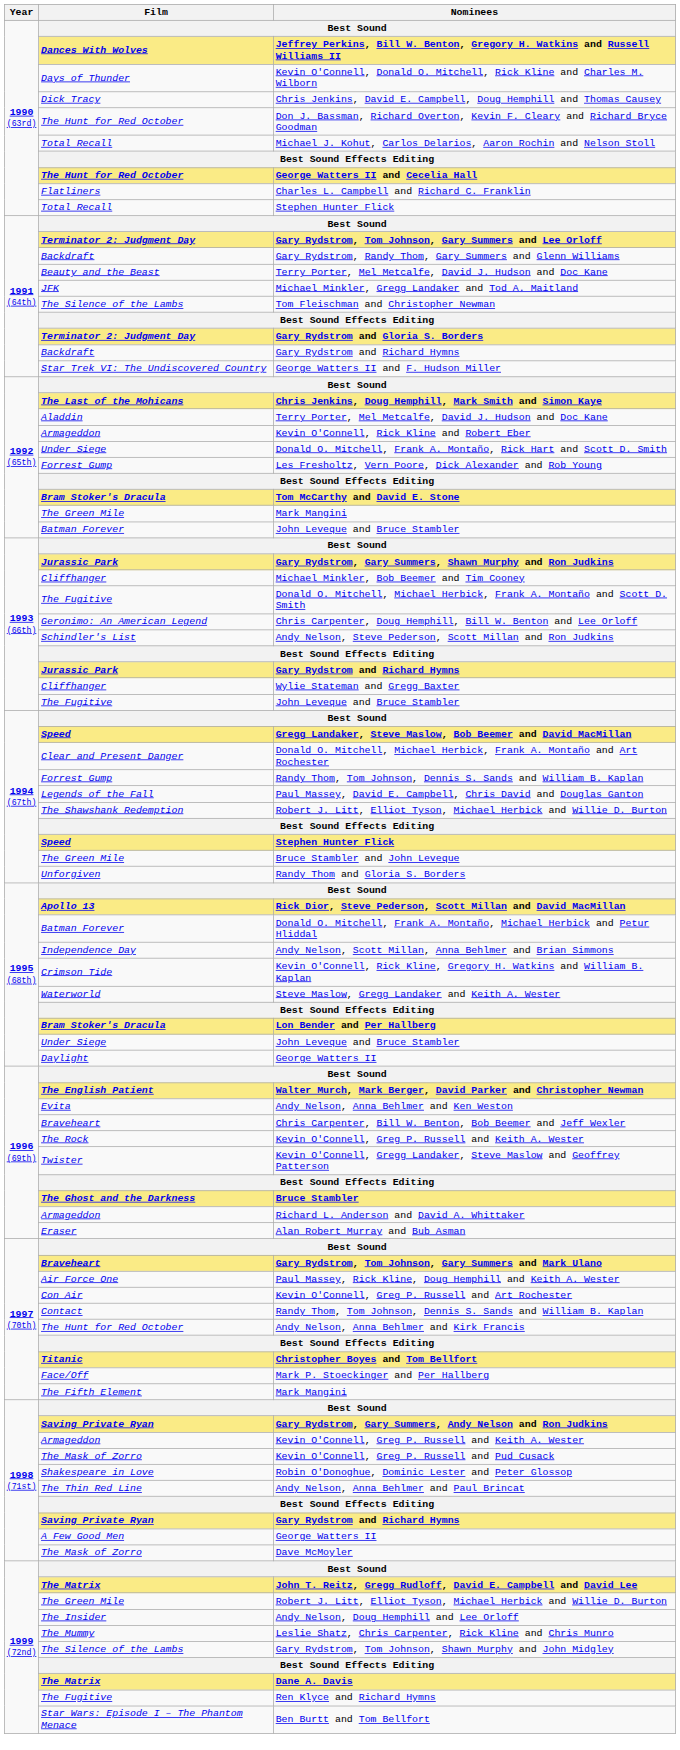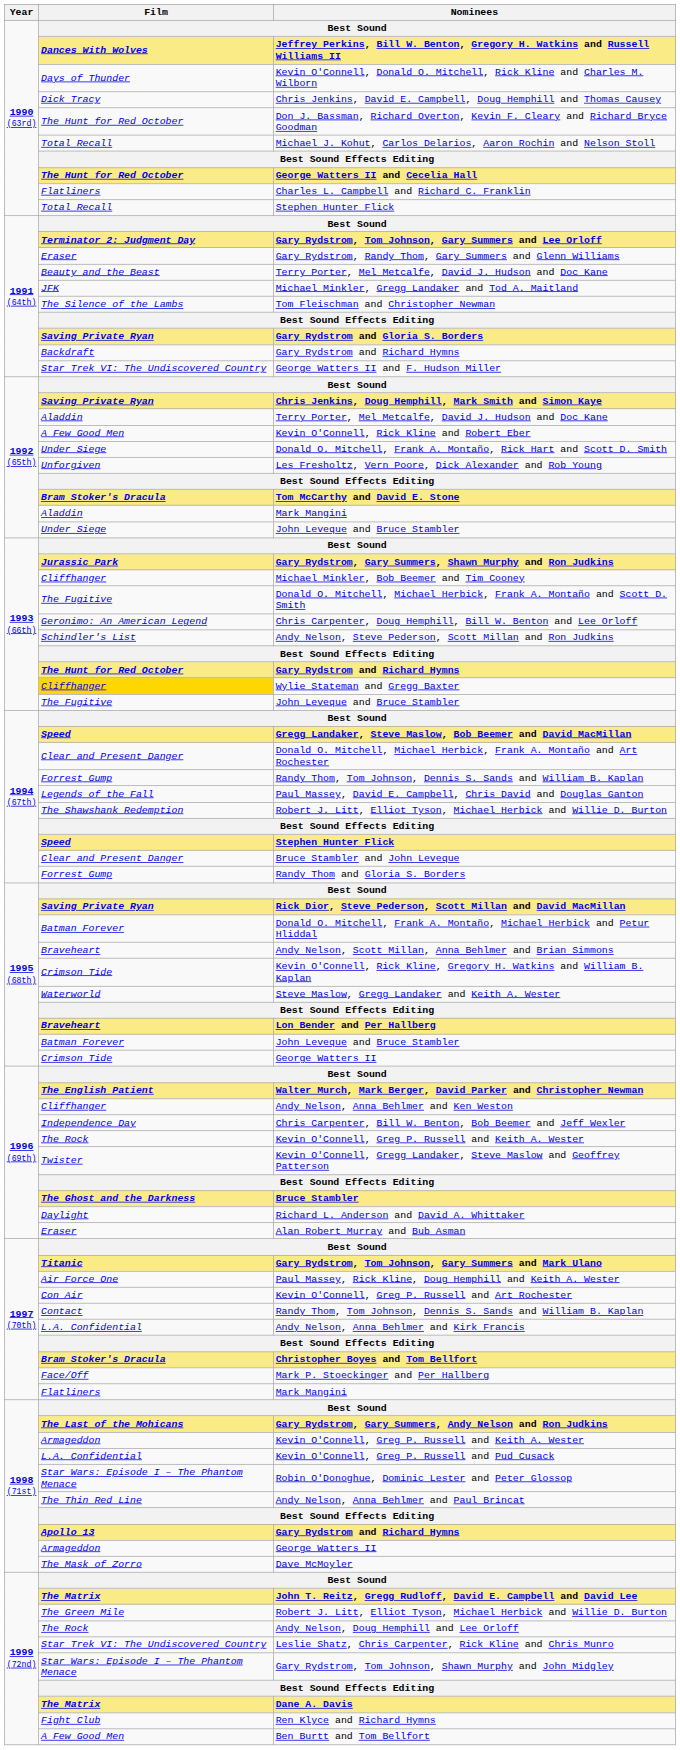(68, 256) Backdraft -> (59, 256) Eraser
(118, 336) Terminator 2: Judgment Day -> (97, 336) Saving Private Ryan
(112, 401) The Last of the Mohicans -> (97, 401) Saving Private Ryan
(71, 433) Armageddon -> (83, 433) A Few Good Men
(77, 465) Forrest Gump -> (71, 465) Unforgiven
(83, 514) The Green Mile -> (62, 514) Aladdin
(83, 530) Batman Forever -> (74, 530) Under Siege
(80, 670) Jurassic Park -> (112, 670) The Hunt for Red October
(74, 686) no background -> (74, 686) gold background
(83, 858) The Green Mile -> (112, 858) Clear and Present Danger
(71, 875) Unforgiven -> (77, 875) Forrest Gump
(68, 907) Apollo 13 -> (97, 907) Saving Private Ryan
(89, 950) Independence Day -> (71, 950) Braveheart
(103, 1026) Bram Stoker's Dracula -> (71, 1026) Braveheart
(74, 1042) Under Siege -> (83, 1042) Batman Forever
(65, 1058) Daylight -> (77, 1058) Crimson Tide
(56, 1107) Evita -> (74, 1107) Cliffhanger
(71, 1123) Braveheart -> (89, 1123) Independence Day
(71, 1215) Armageddon -> (65, 1215) Daylight
(71, 1263) Braveheart -> (62, 1263) Titanic
(112, 1327) The Hunt for Red October -> (91, 1327) L.A. Confidential
(62, 1360) Titanic -> (103, 1360) Bram Stoker's Dracula
(91, 1392) The Fifth Element -> (71, 1392) Flatliners
(97, 1424) Saving Private Ryan -> (112, 1424) The Last of the Mohicans
(91, 1456) The Mask of Zorro -> (91, 1456) L.A. Confidential
(97, 1472) Shakespeare in Love -> (142, 1478) Star Wars: Episode I – The Phantom Menace
(97, 1521) Saving Private Ryan -> (68, 1532) Apollo 13
(83, 1537) A Few Good Men -> (71, 1548) Armageddon
(74, 1617) The Insider -> (65, 1629) The Rock
(68, 1633) The Mummy -> (154, 1645) Star Trek VI: The Undiscovered Country
(112, 1649) The Silence of the Lambs -> (142, 1667) Star Wars: Episode I – The Phantom Menace
(77, 1698) The Fugitive -> (71, 1721) Fight Club
(142, 1720) Star Wars: Episode I – The Phantom Menace -> (83, 1737) A Few Good Men
